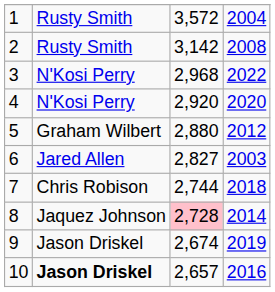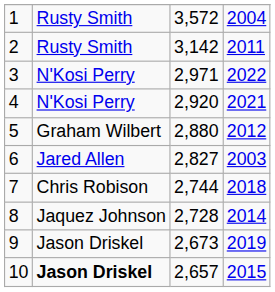(247, 46) 2008 -> (246, 46) 2011
(196, 74) 2,968 -> (196, 74) 2,971
(247, 103) 2020 -> (247, 103) 2021
(196, 215) pink background -> (196, 215) no background
(196, 243) 2,674 -> (196, 243) 2,673
(247, 272) 2016 -> (247, 272) 2015
